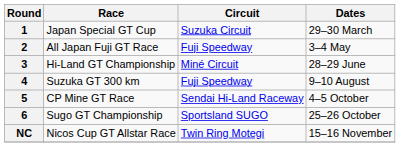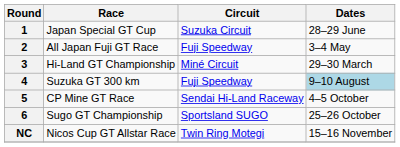(340, 30) 29–30 March -> (337, 30) 28–29 June
(337, 64) 28–29 June -> (340, 64) 29–30 March
(339, 81) no background -> (339, 81) lightblue background
